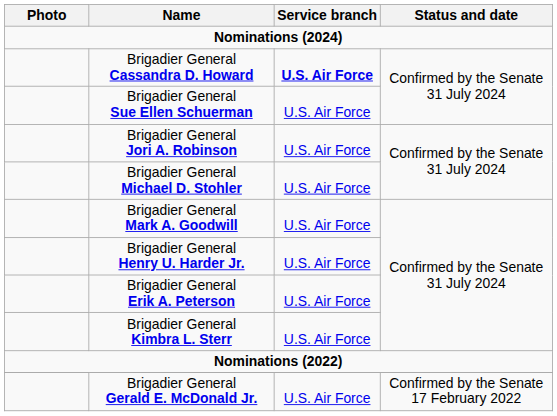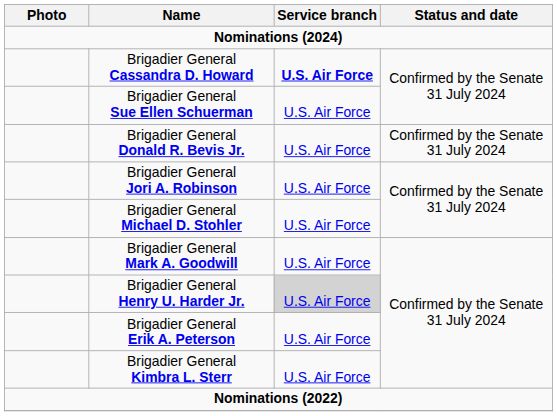+ row: (182, 142)
(327, 264) no background -> (327, 301) lightgrey background
- row: (182, 391)
